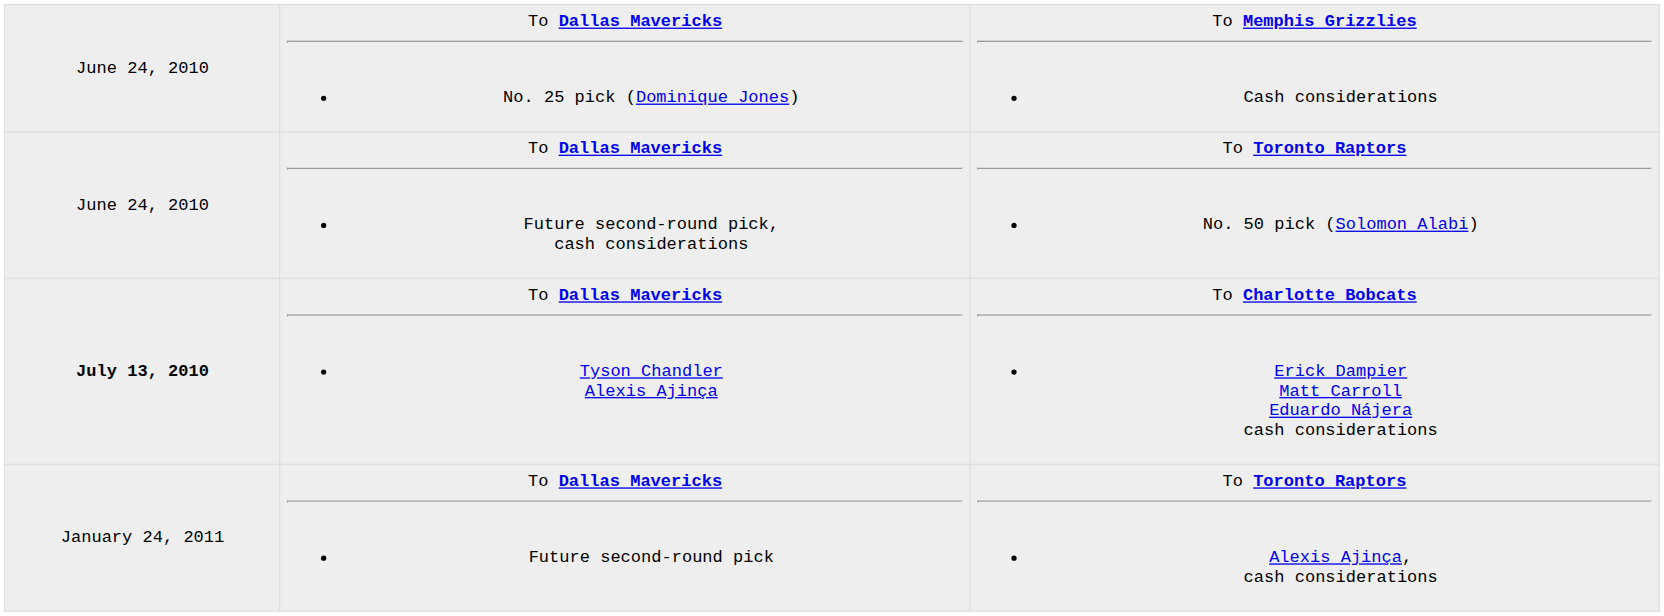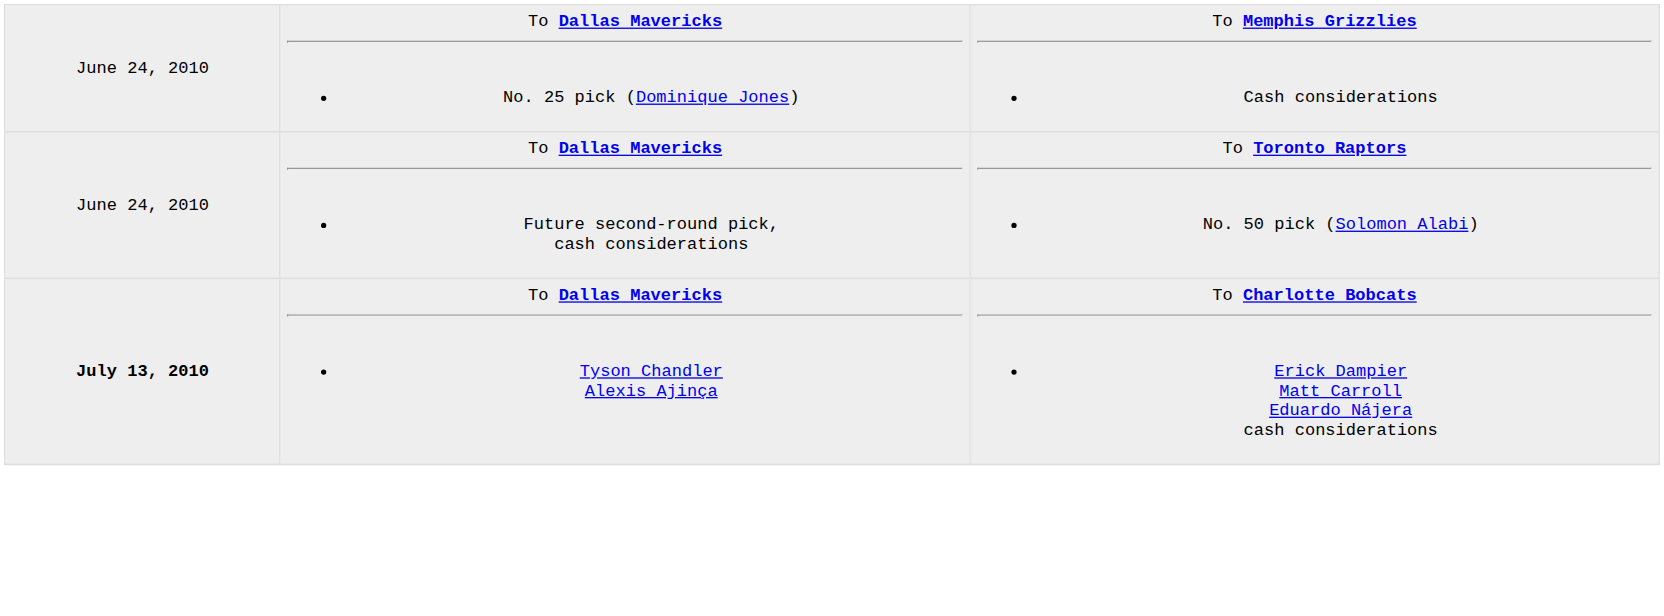- row: (625, 519)
